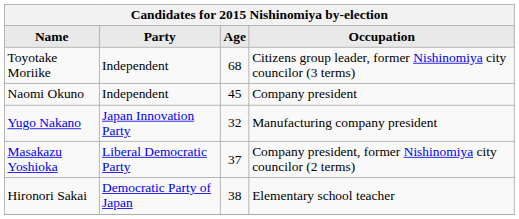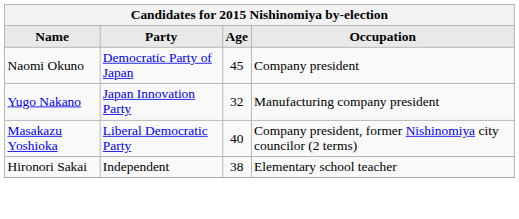- row: (32, 65)
(135, 94) Independent -> (157, 65) Democratic Party of Japan
(235, 159) 37 -> (237, 138) 40
(157, 195) Democratic Party of Japan -> (136, 167) Independent
